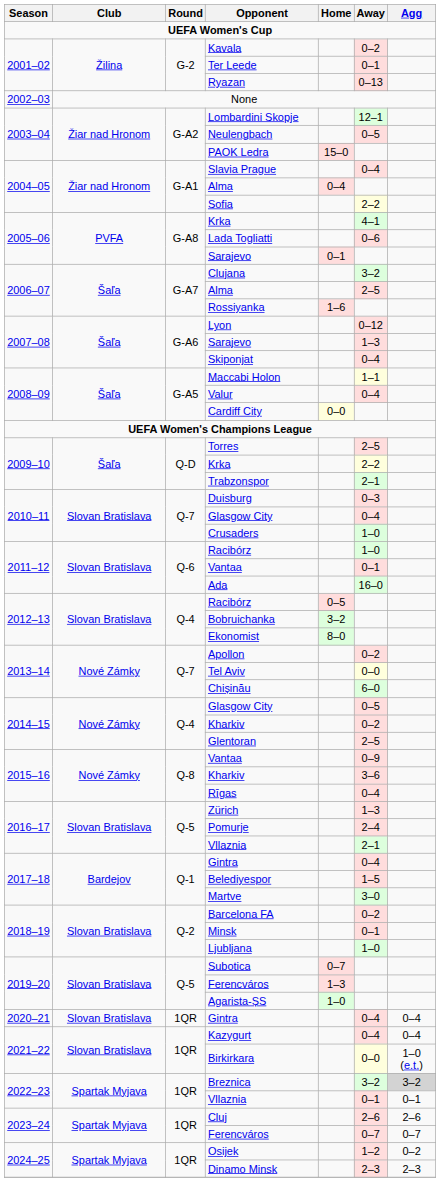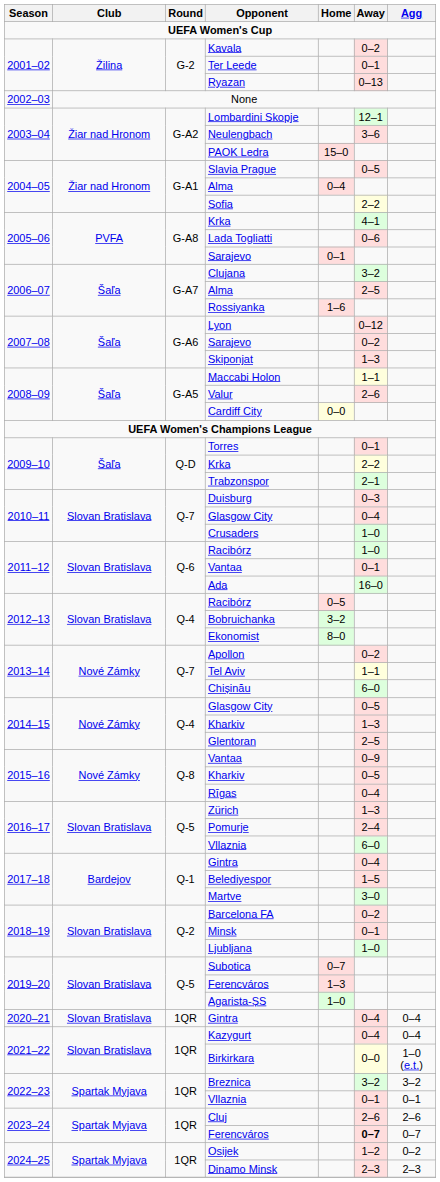(371, 134) 0–5 -> (371, 134) 3–6
(371, 169) 0–4 -> (371, 169) 0–5
(371, 342) 1–3 -> (371, 342) 0–2
(371, 360) 0–4 -> (371, 360) 1–3
(371, 394) 0–4 -> (371, 394) 2–6
(371, 446) 2–5 -> (371, 446) 0–1
(371, 672) 0–0 -> (371, 672) 1–1
(371, 724) 0–2 -> (371, 724) 1–3
(371, 776) 3–6 -> (371, 776) 0–5
(371, 845) 2–1 -> (371, 845) 6–0
(412, 1082) lightgrey background -> (412, 1082) no background
(371, 1134) normal -> (371, 1134) bold
